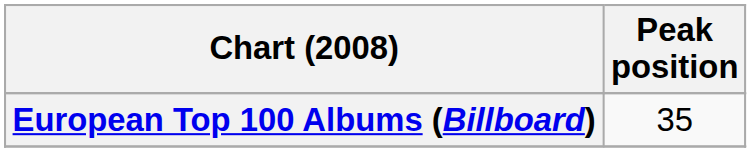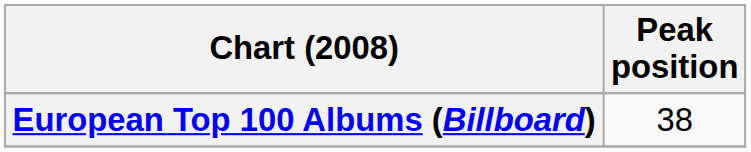(675, 119) 35 -> (675, 119) 38
